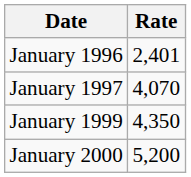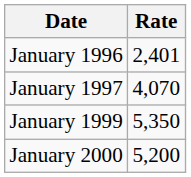(156, 121) 4,350 -> (156, 121) 5,350
